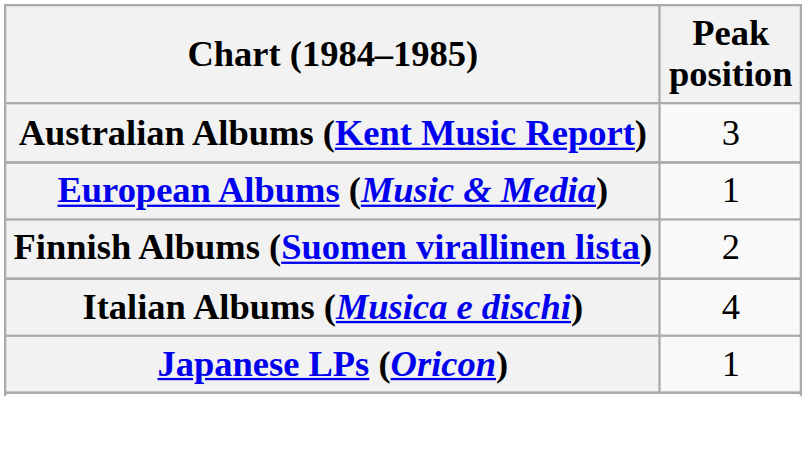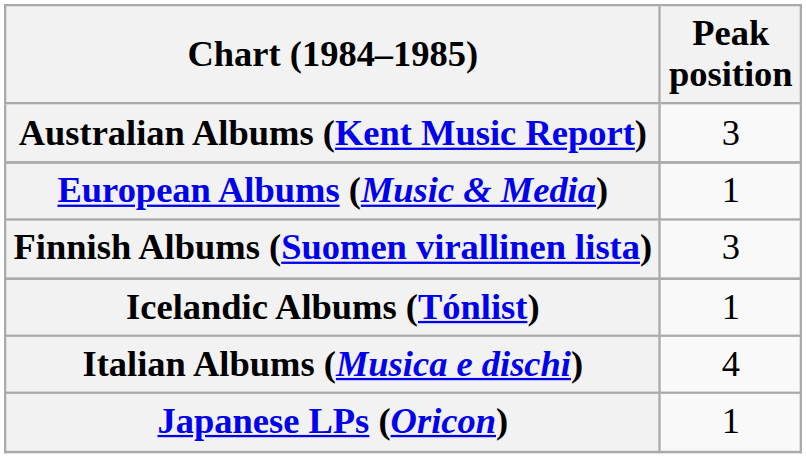(731, 248) 2 -> (731, 248) 3
+ row: (333, 305)
